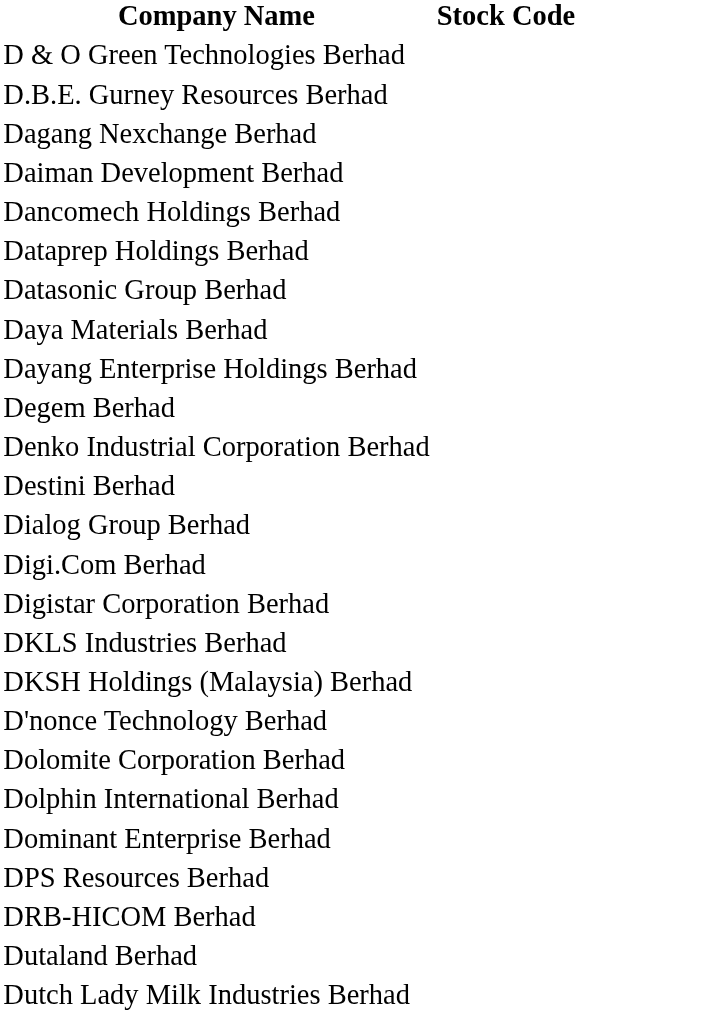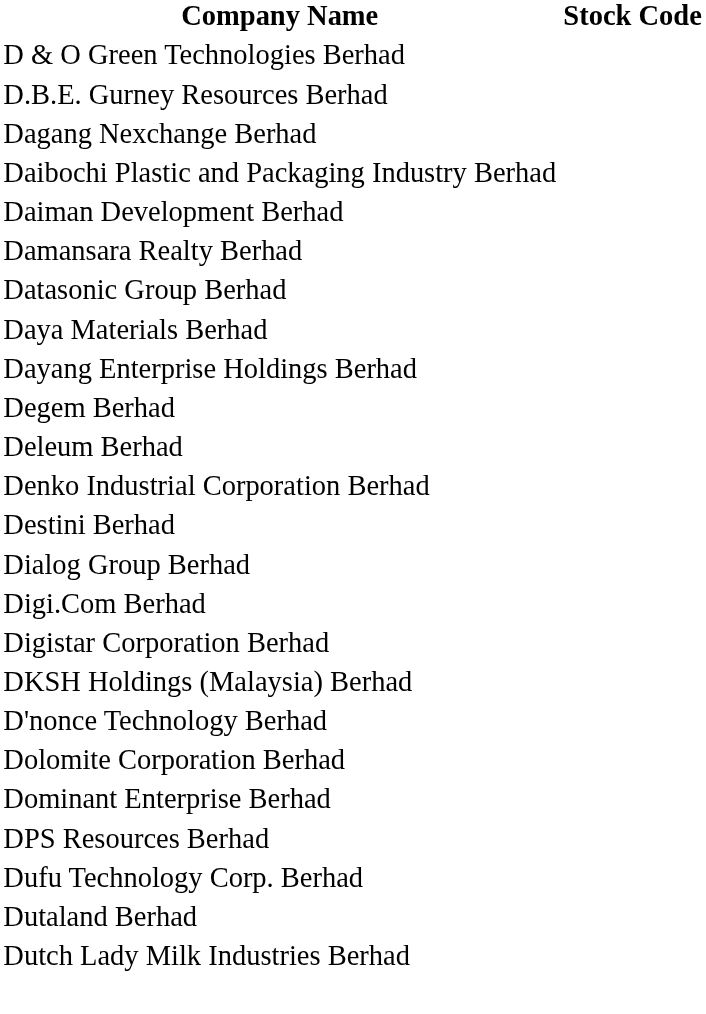+ row: (280, 172)
+ row: (153, 250)
- row: (172, 211)
- row: (156, 250)
+ row: (93, 446)
- row: (145, 642)
- row: (171, 799)
- row: (130, 916)
+ row: (183, 877)
